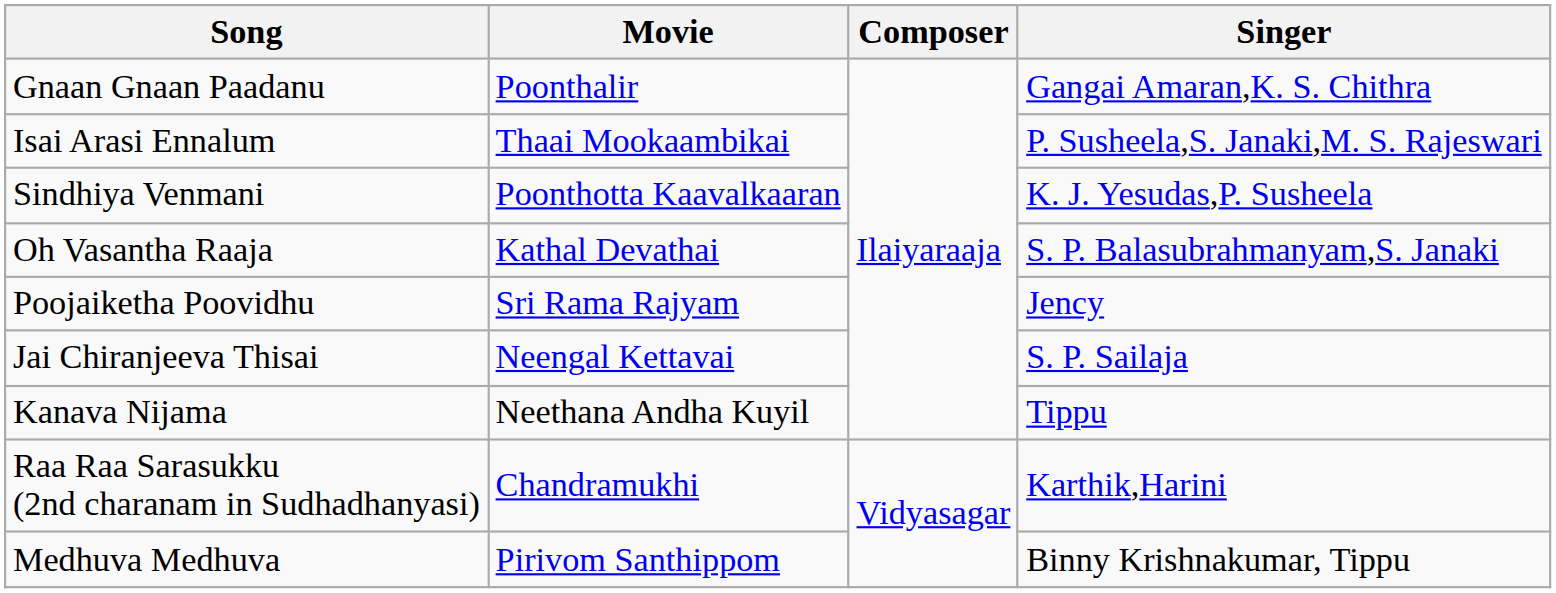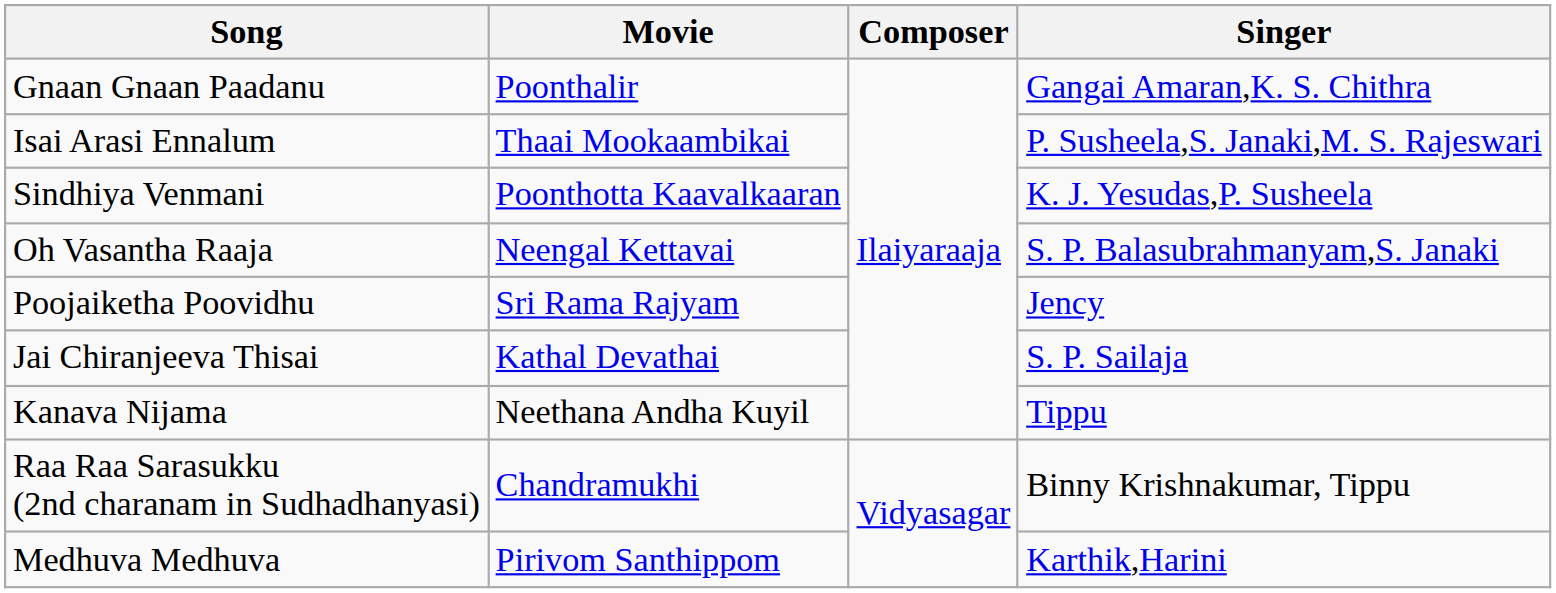(607, 248) Kathal Devathai -> (615, 248) Neengal Kettavai
(615, 357) Neengal Kettavai -> (607, 357) Kathal Devathai
(1126, 485) Karthik,Harini -> (1218, 485) Binny Krishnakumar, Tippu
(1218, 558) Binny Krishnakumar, Tippu -> (1126, 558) Karthik,Harini
